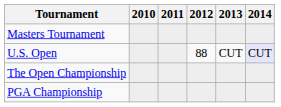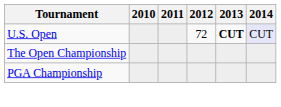- row: (56, 34)
(201, 53) 88 -> (201, 34) 72
(231, 53) normal -> (231, 34) bold
